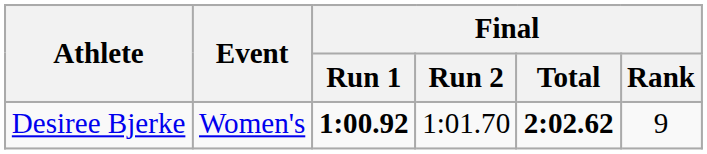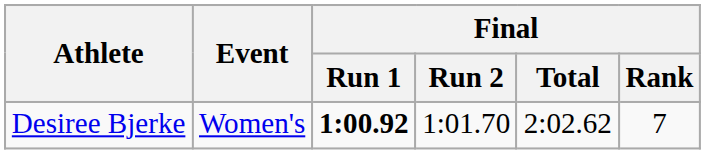(569, 124) bold -> (568, 124) normal
(661, 124) 9 -> (659, 124) 7
